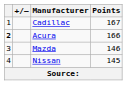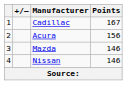(9, 36) bold -> (9, 36) normal
(113, 36) 166 -> (113, 36) 156
(113, 61) 145 -> (113, 61) 146
